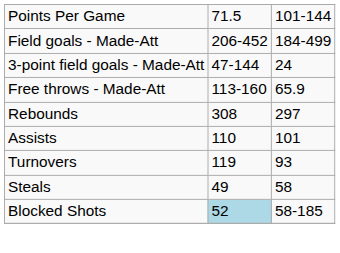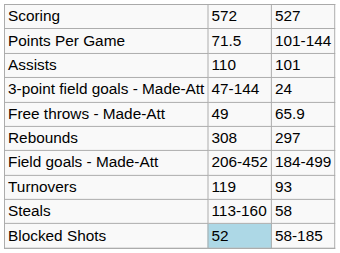+ row: (34, 16)
rows swapped: (83, 41) <-> (32, 138)
(239, 89) 113-160 -> (220, 114) 49
(220, 187) 49 -> (239, 211) 113-160
